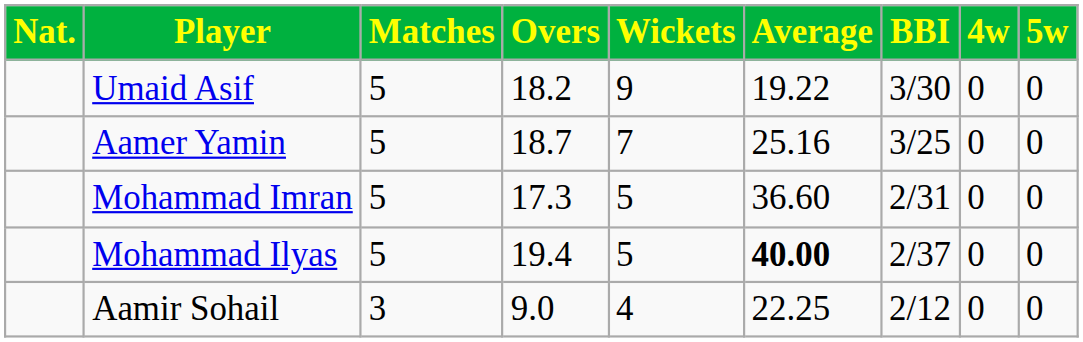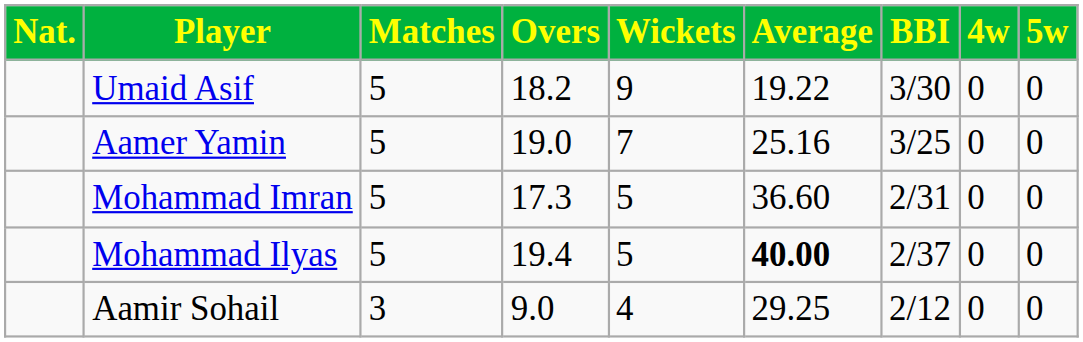(541, 142) 18.7 -> (541, 142) 19.0
(791, 308) 22.25 -> (791, 308) 29.25
